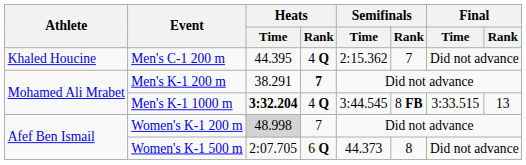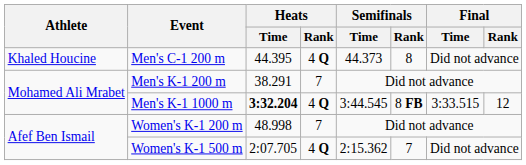(364, 59) 2:15.362 -> (364, 59) 44.373
(409, 59) 7 -> (409, 59) 8
(319, 81) bold -> (319, 81) normal
(503, 104) 13 -> (503, 104) 12
(273, 126) lightgrey background -> (273, 126) no background
(319, 148) 6 Q -> (319, 148) 4 Q
(364, 148) 44.373 -> (364, 148) 2:15.362
(409, 148) 8 -> (409, 148) 7
